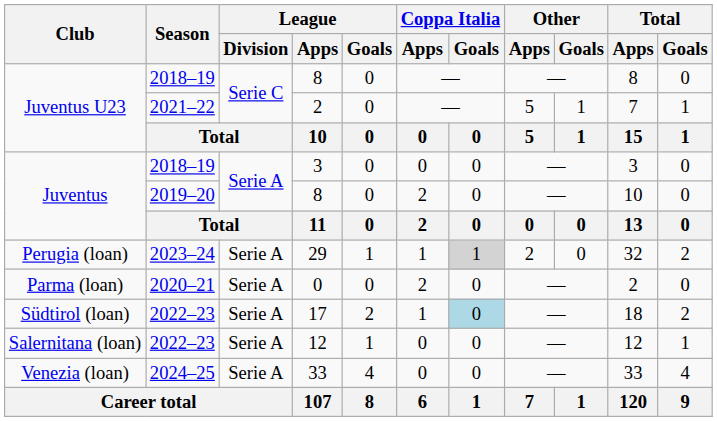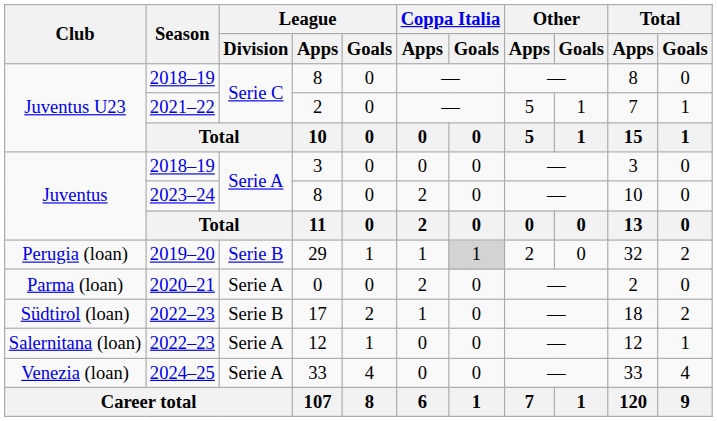(182, 195) 2019–20 -> (182, 195) 2023–24
(182, 254) 2023–24 -> (182, 254) 2019–20
(256, 254) Serie A -> (256, 254) Serie B
(256, 313) Serie A -> (256, 313) Serie B
(476, 313) lightblue background -> (476, 313) no background
